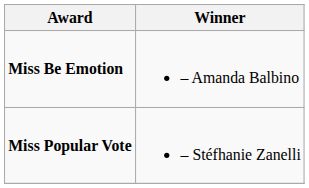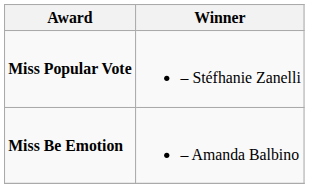rows swapped: (66, 68) <-> (70, 145)
